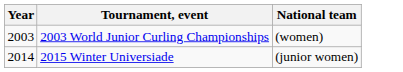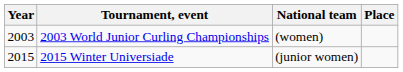+ column: (379, 15)
(21, 57) 2014 -> (21, 57) 2015
